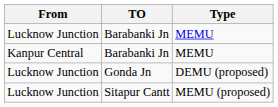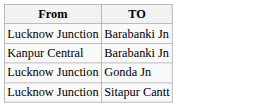- column: (223, 14)
